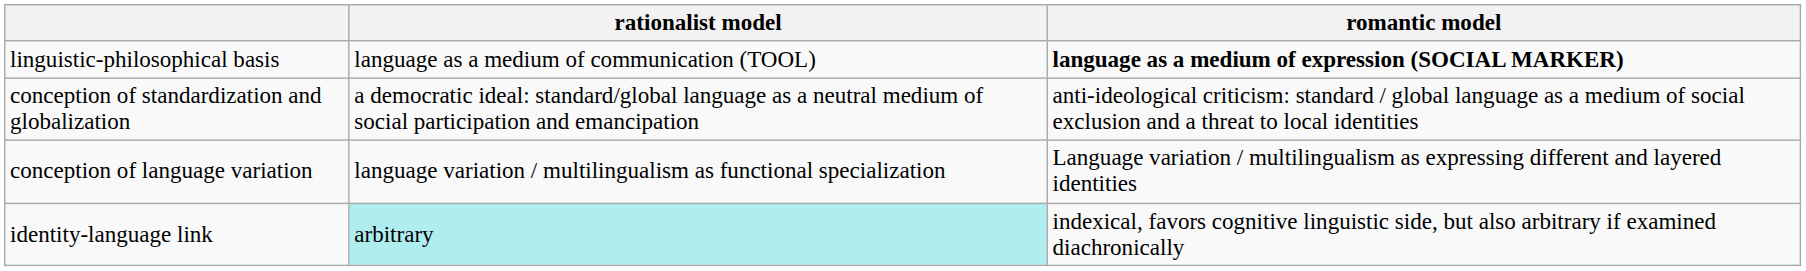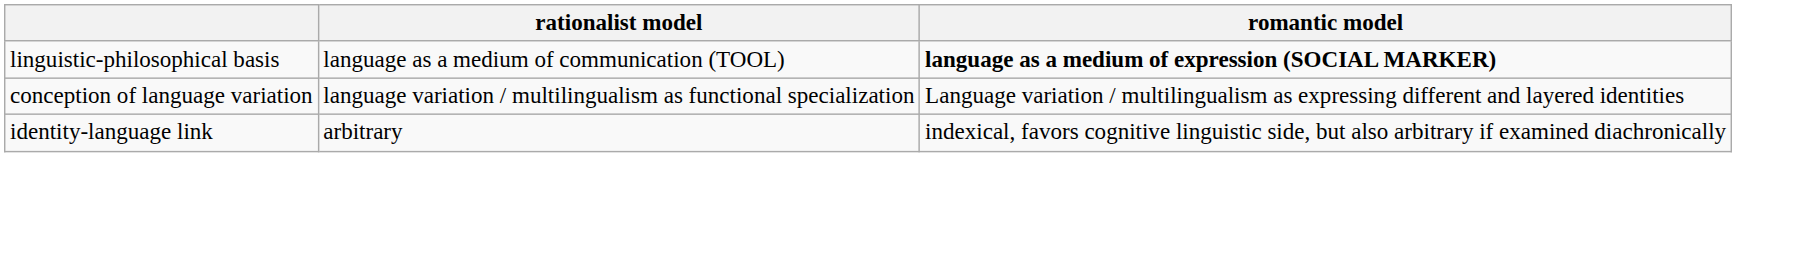- row: (166, 108)
(394, 233) paleturquoise background -> (363, 132) no background
